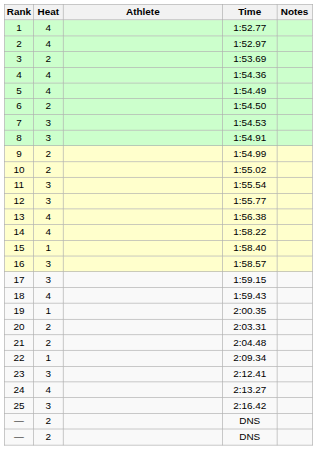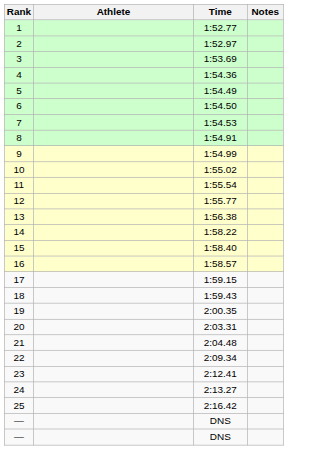- column: (48, 12)
